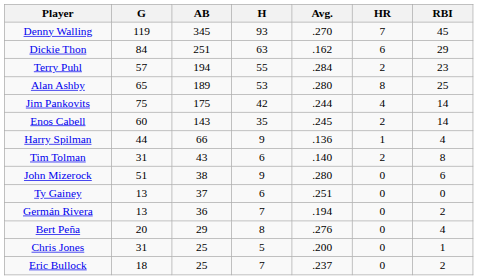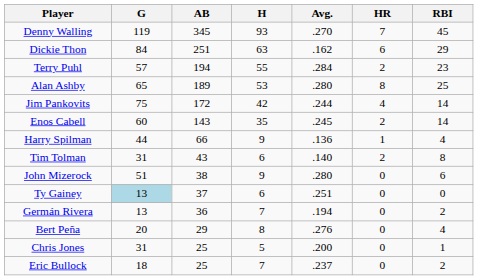(202, 103) 175 -> (202, 103) 172
(142, 193) no background -> (142, 193) lightblue background
